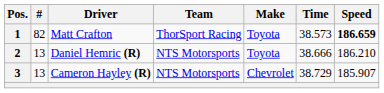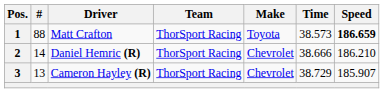(39, 34) 82 -> (39, 34) 88
(39, 53) 13 -> (39, 53) 14
(198, 53) NTS Motorsports -> (199, 53) ThorSport Racing
(263, 53) Toyota -> (270, 53) Chevrolet
(198, 73) NTS Motorsports -> (199, 73) ThorSport Racing
